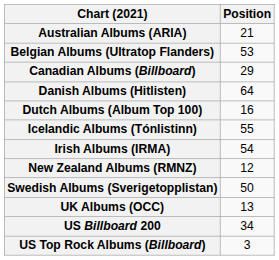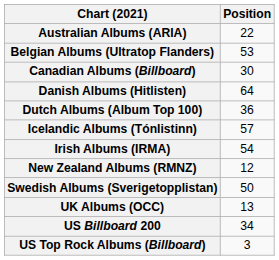(247, 33) 21 -> (247, 33) 22
(247, 71) 29 -> (247, 71) 30
(247, 110) 16 -> (247, 110) 36
(247, 129) 55 -> (247, 129) 57
